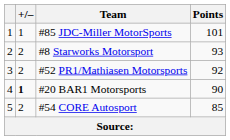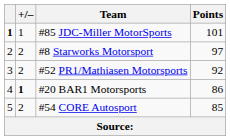(10, 32) normal -> (10, 32) bold
(217, 51) 93 -> (217, 51) 97
(217, 89) 90 -> (217, 89) 86
